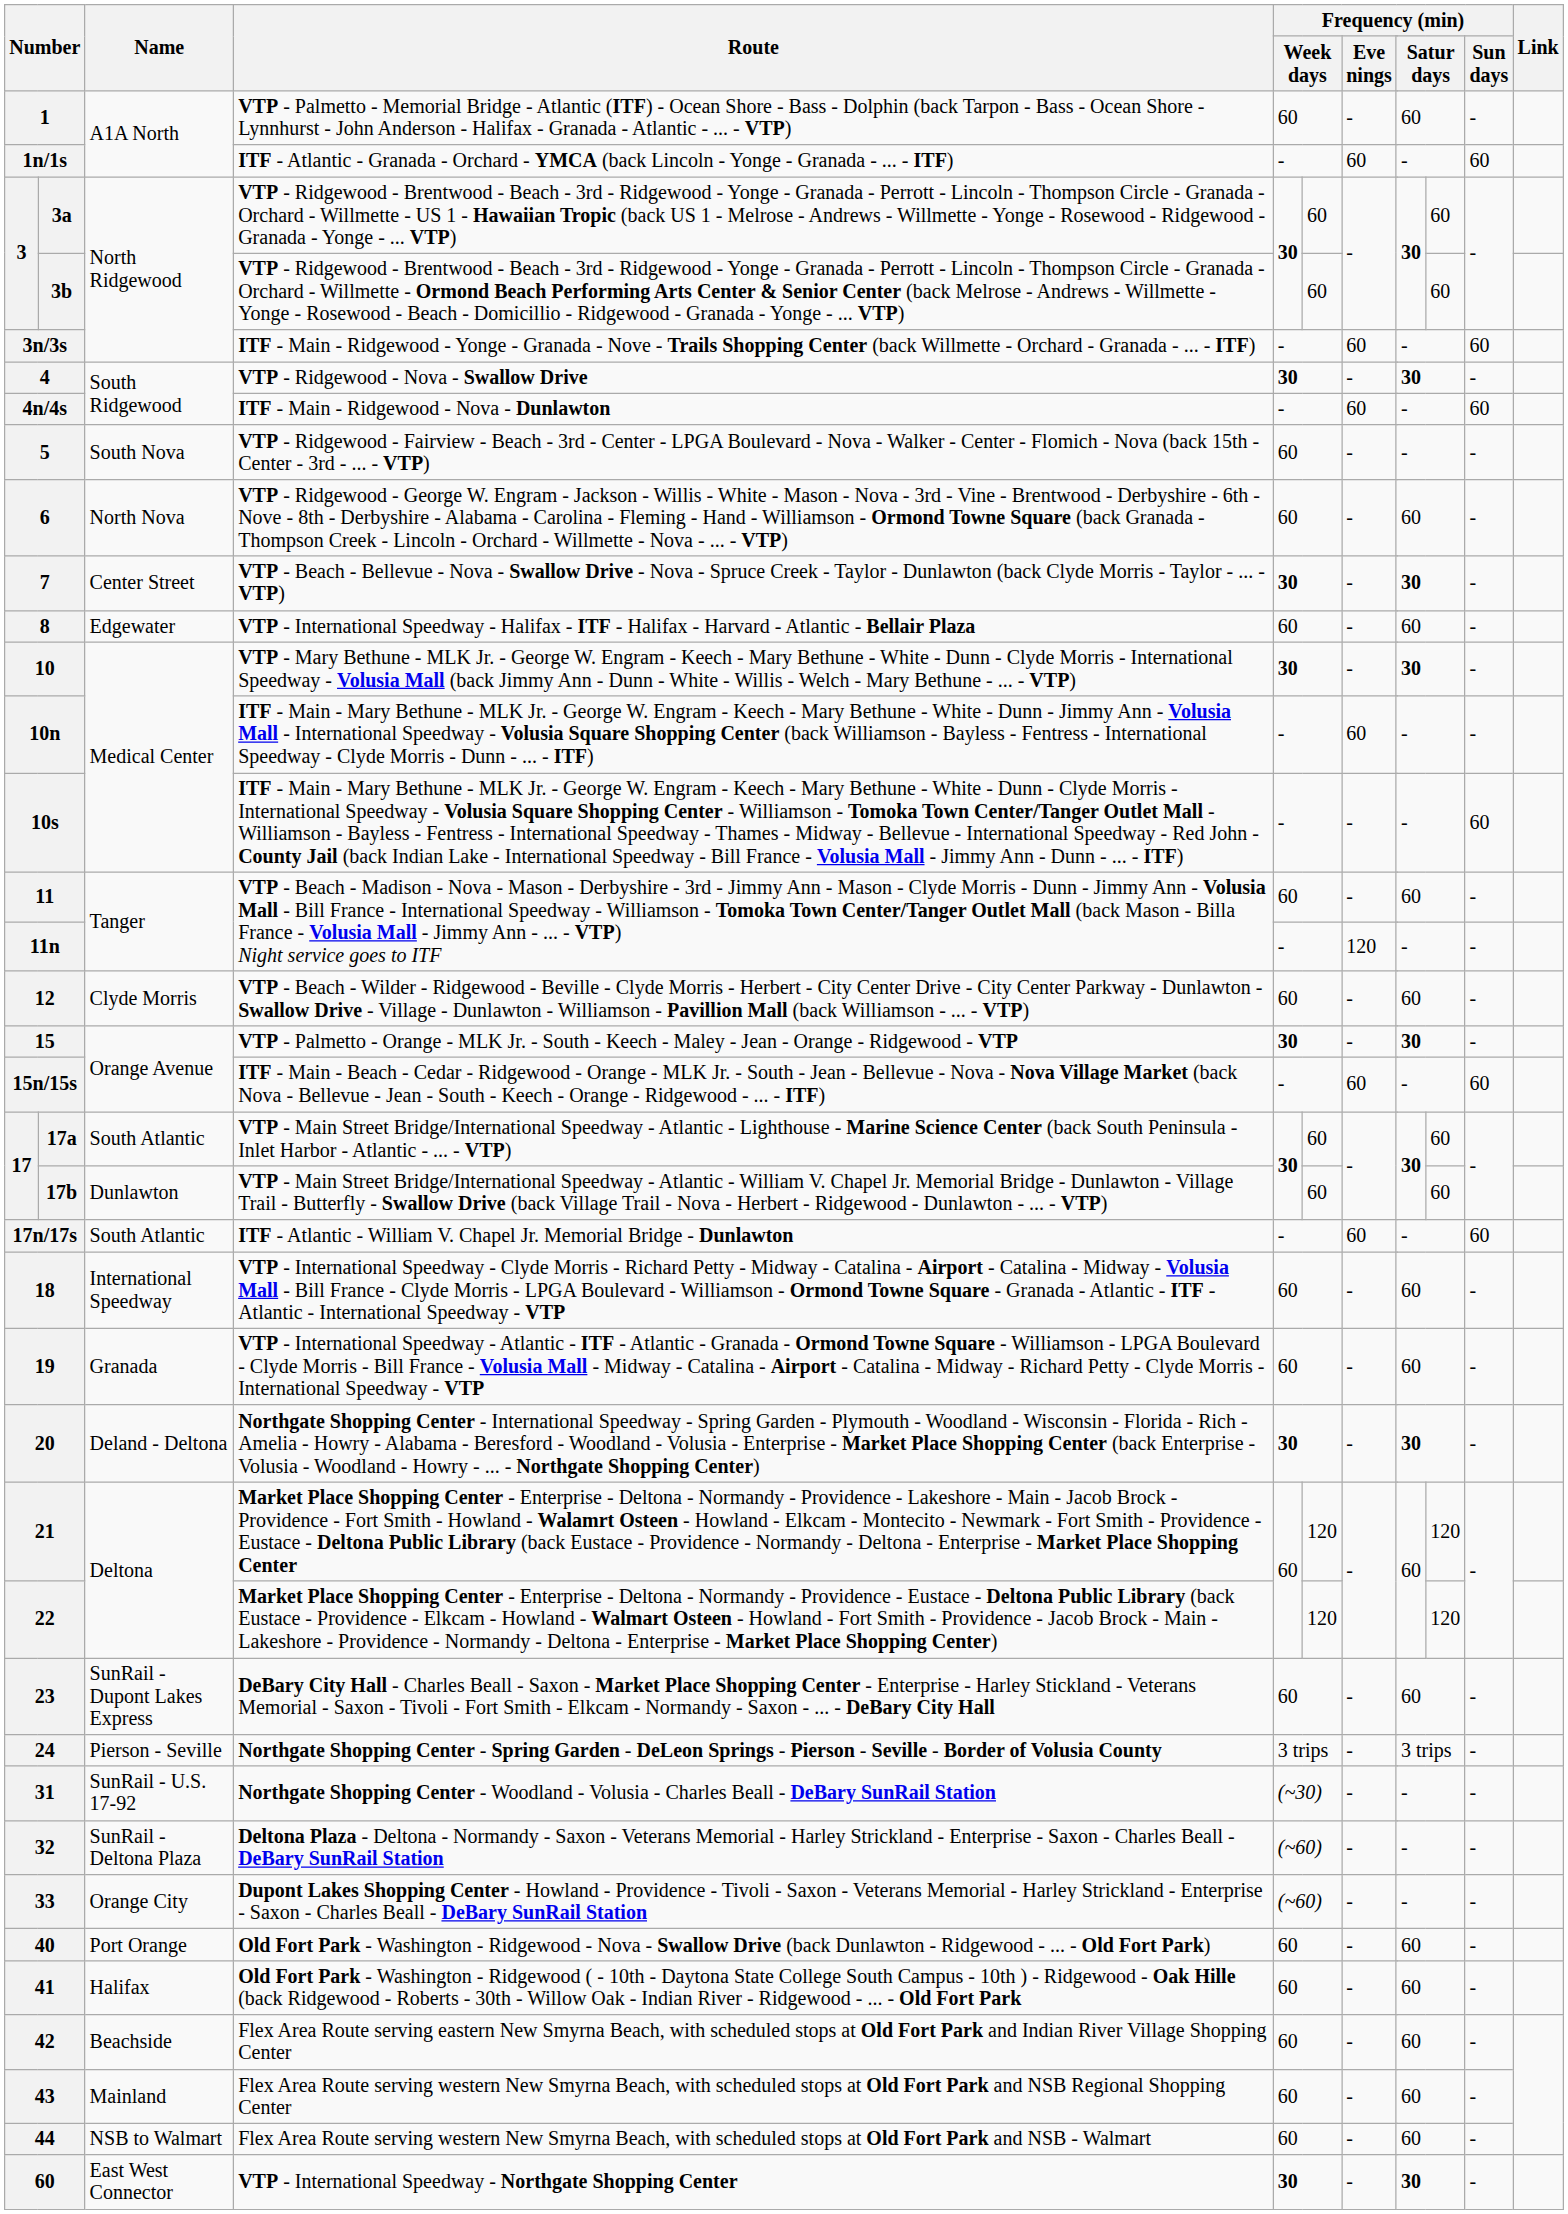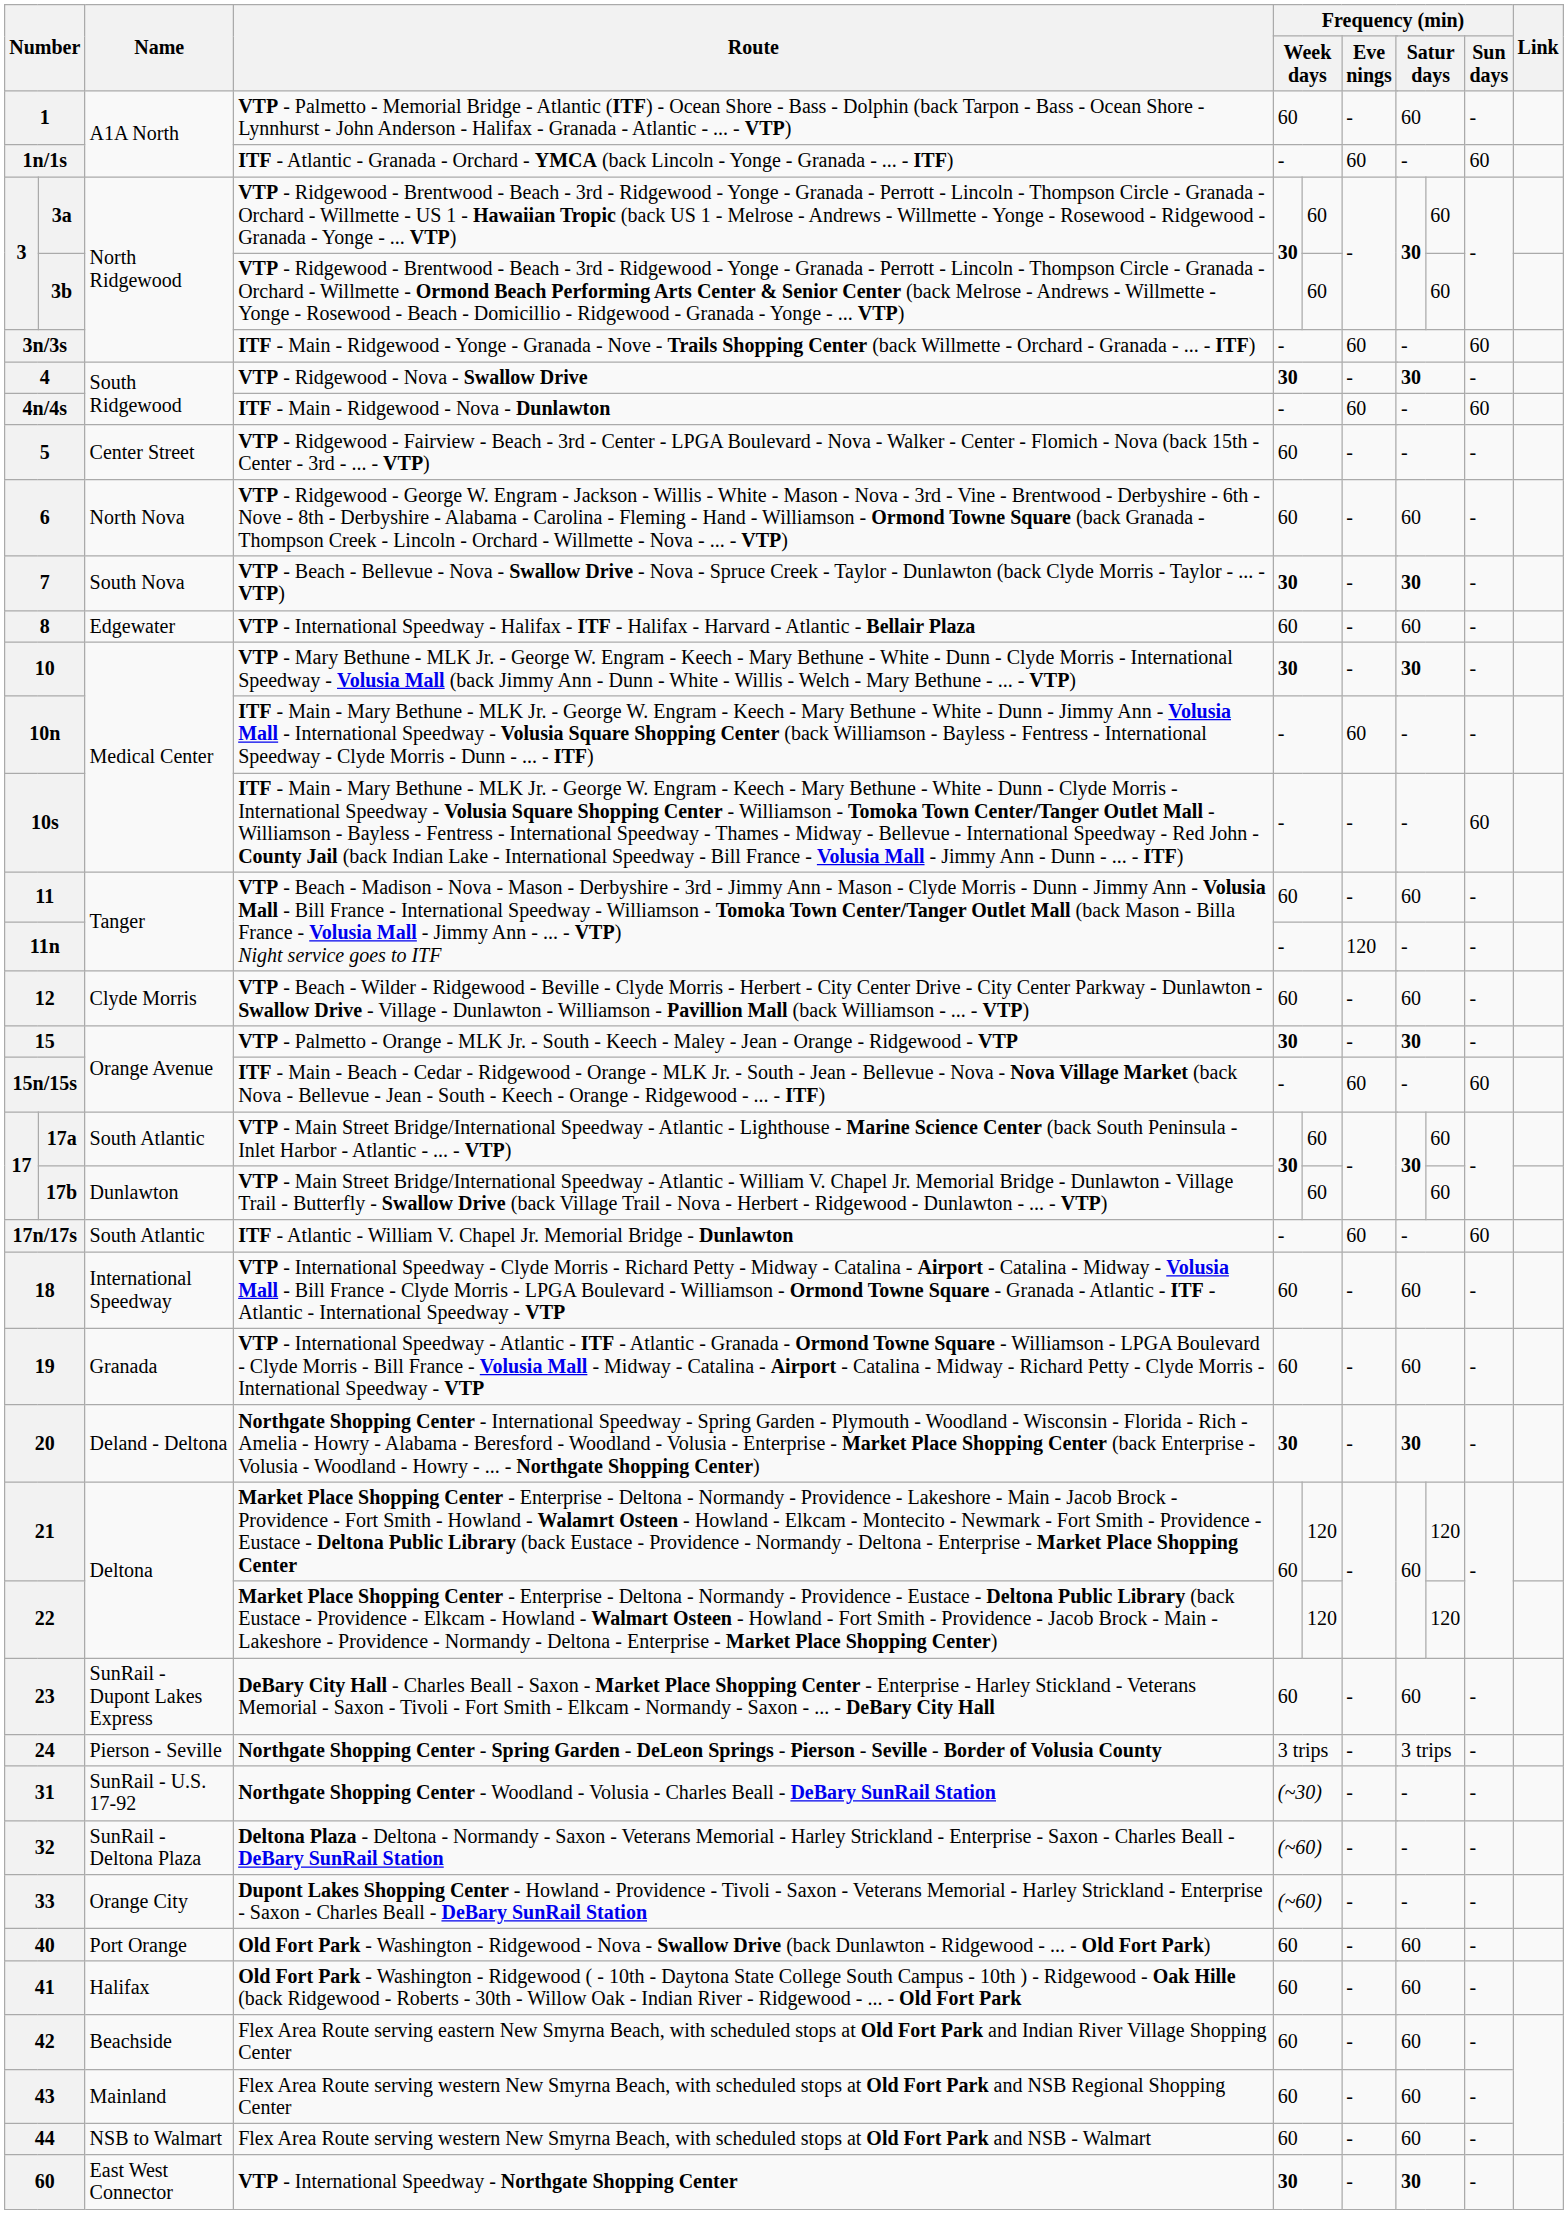(137, 452) South Nova -> (142, 452) Center Street
(142, 583) Center Street -> (137, 583) South Nova
